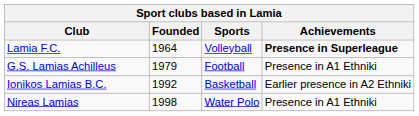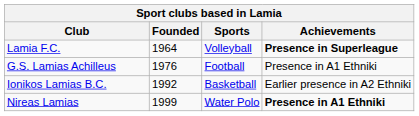(165, 66) 1979 -> (165, 66) 1976
(165, 102) 1998 -> (165, 102) 1999
(321, 102) normal -> (325, 102) bold
